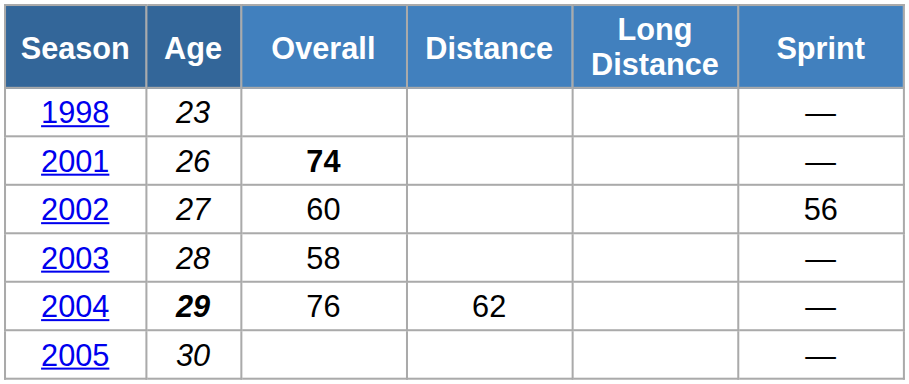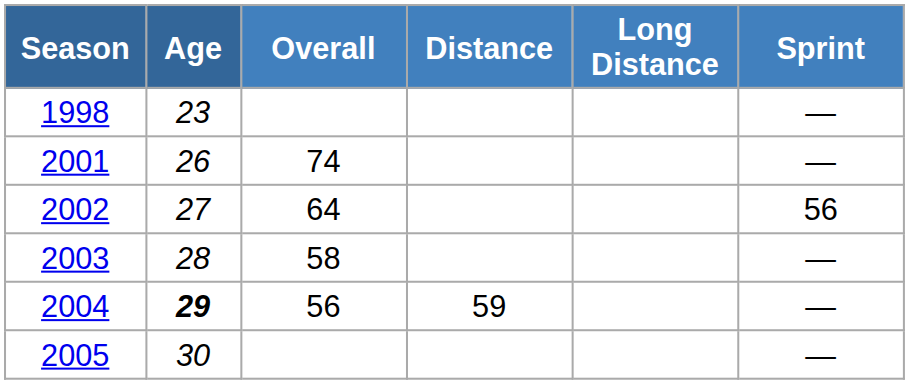(323, 161) bold -> (323, 161) normal
(323, 210) 60 -> (323, 210) 64
(323, 307) 76 -> (323, 307) 56
(489, 307) 62 -> (489, 307) 59
